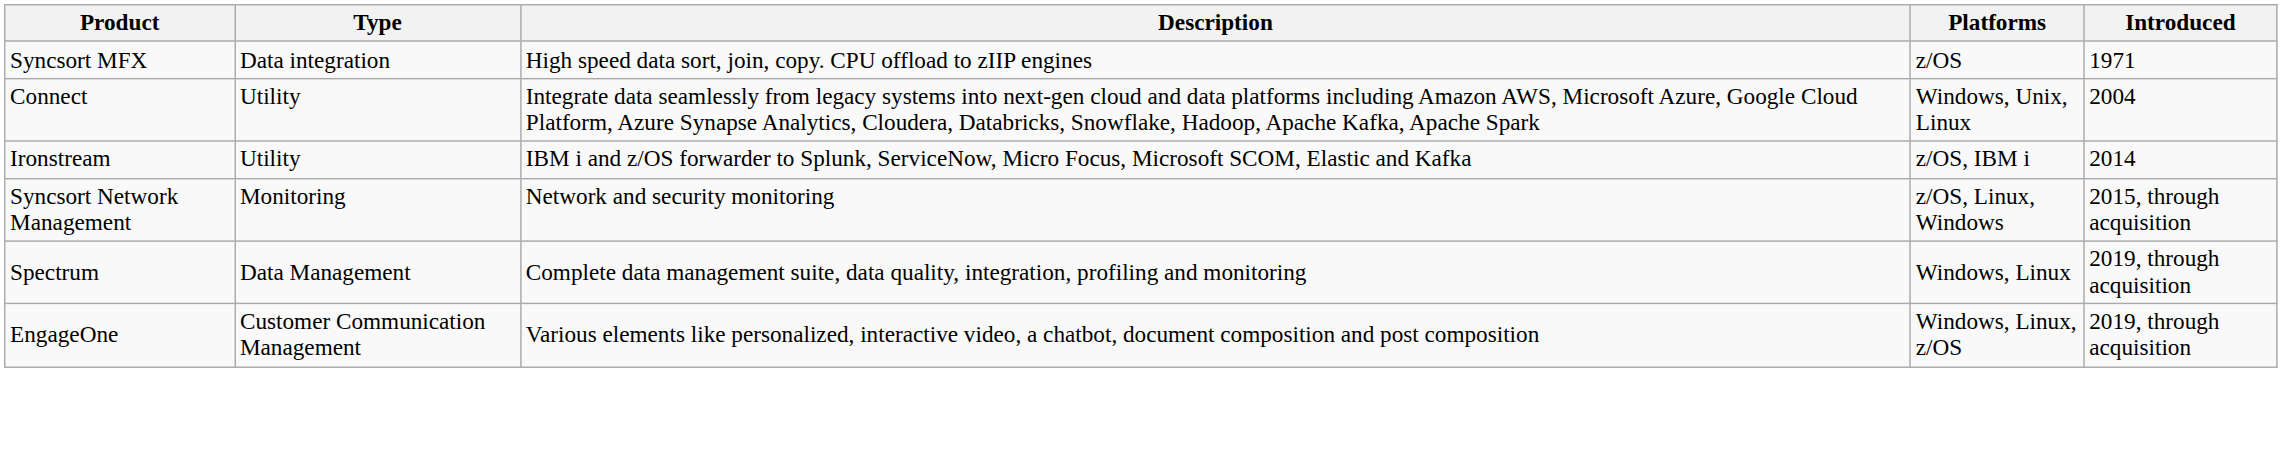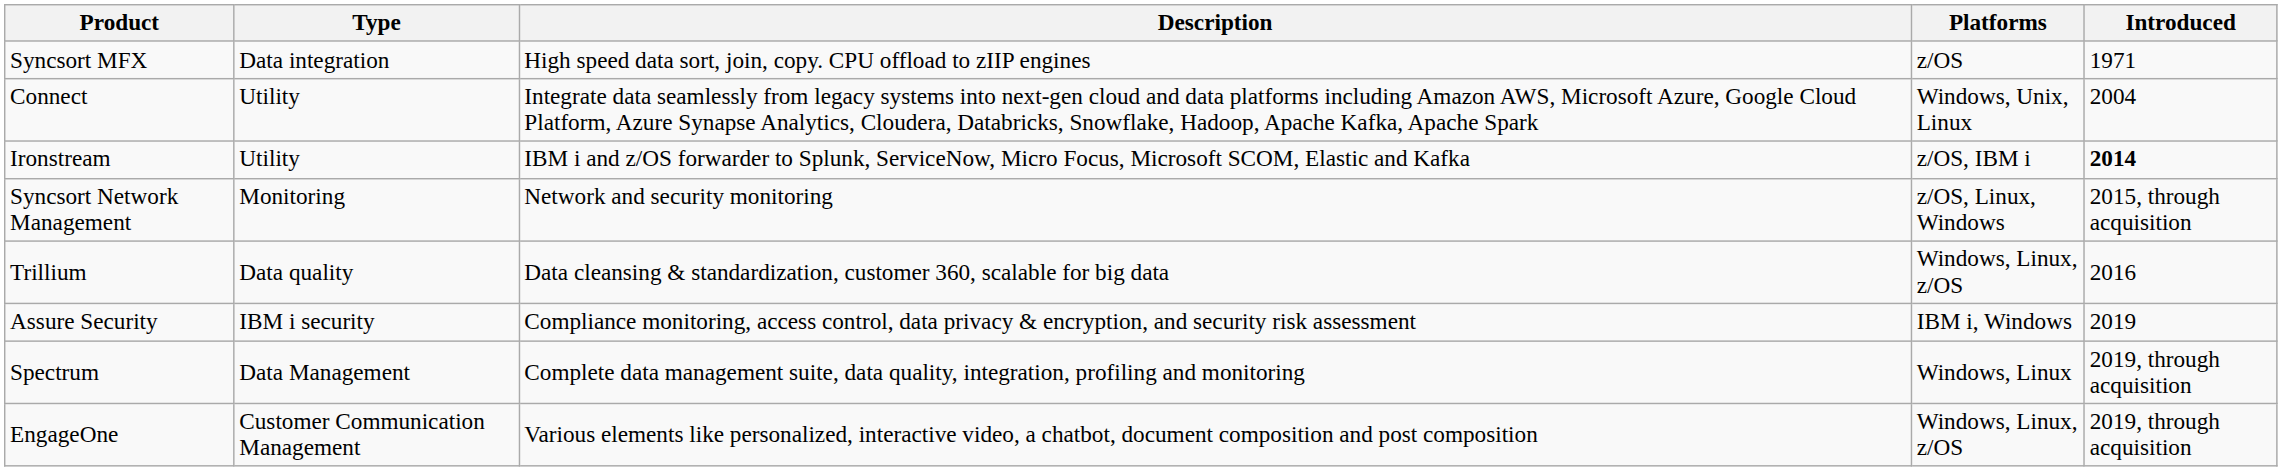(2112, 159) normal -> (2113, 159) bold
+ row: (48, 272)
+ row: (84, 321)
